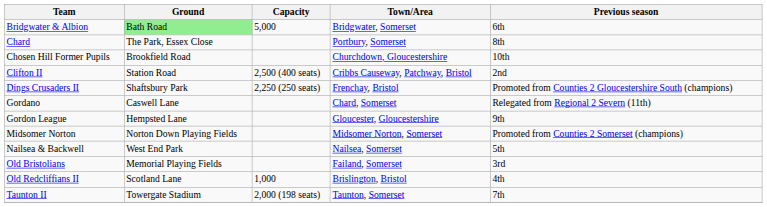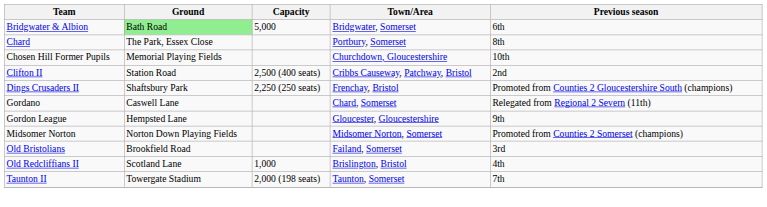(158, 57) Brookfield Road -> (174, 57) Memorial Playing Fields
- row: (45, 149)
(174, 164) Memorial Playing Fields -> (158, 149) Brookfield Road
